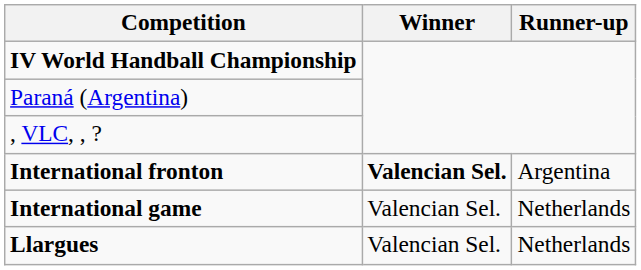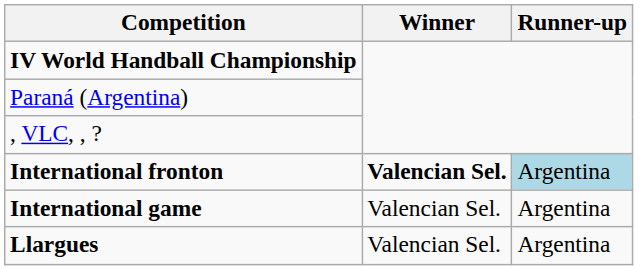(564, 171) no background -> (564, 171) lightblue background
(574, 208) Netherlands -> (564, 208) Argentina
(574, 245) Netherlands -> (564, 245) Argentina
